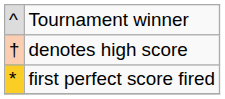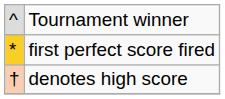rows swapped: (108, 50) <-> (122, 80)
